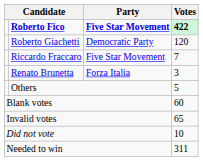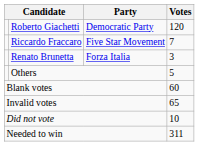- row: (38, 27)
